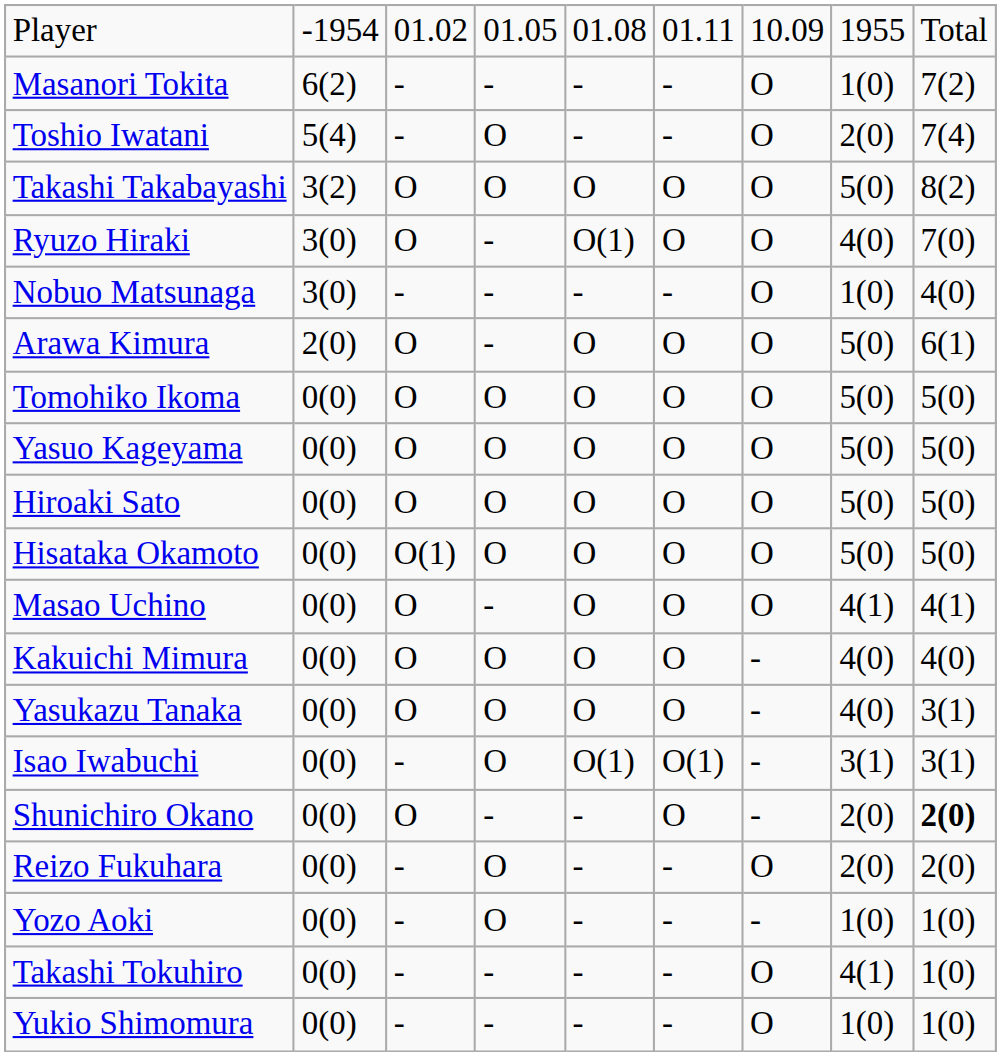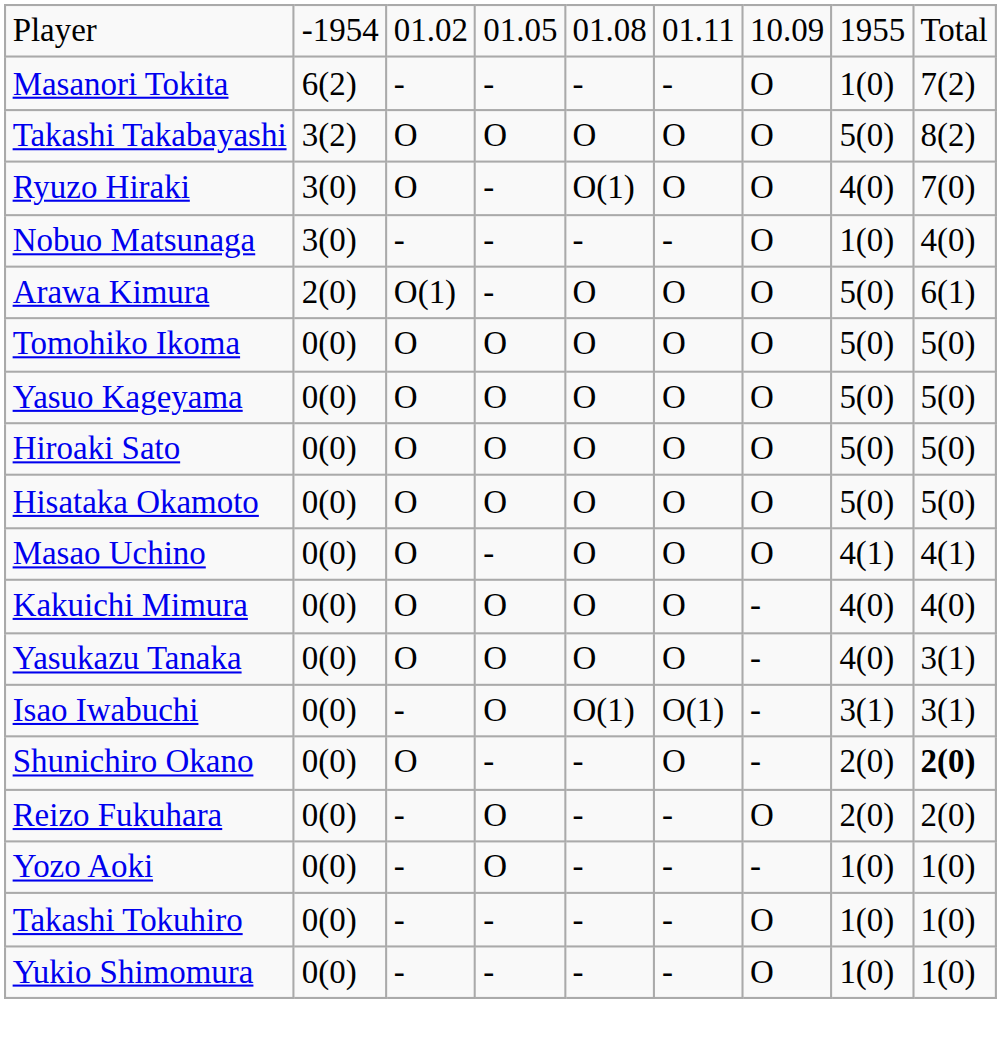- row: (111, 135)
(406, 344) O -> (425, 291) O(1)
(425, 553) O(1) -> (406, 501) O
(867, 971) 4(1) -> (867, 919) 1(0)
